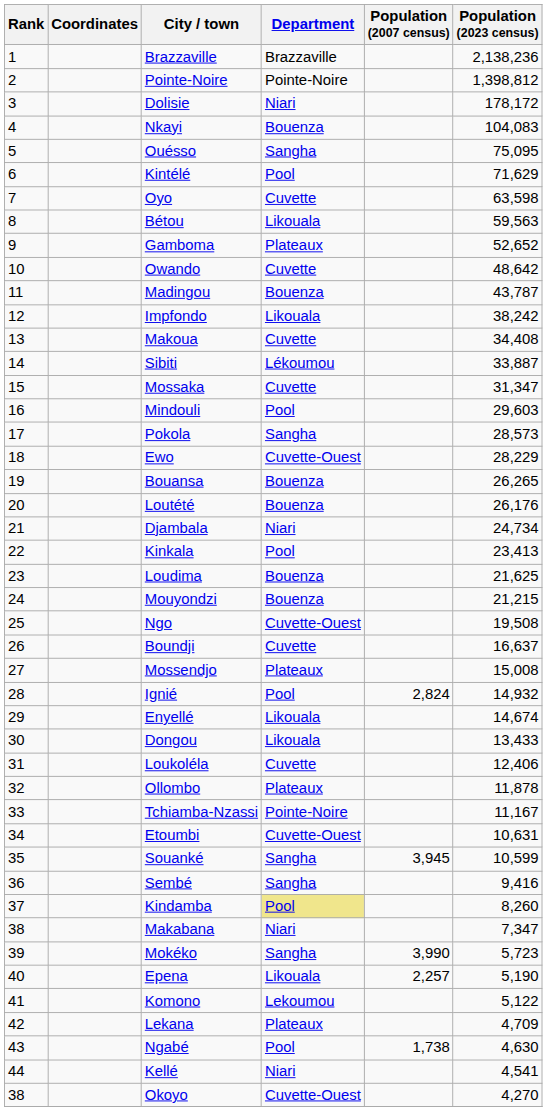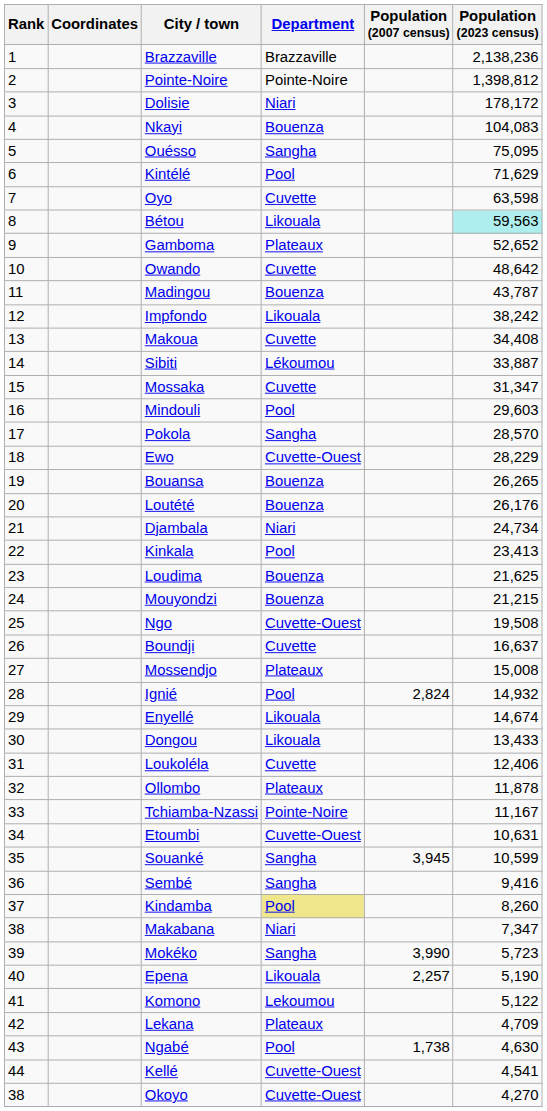(516, 221) no background -> (516, 221) paleturquoise background
(516, 434) 28,573 -> (516, 434) 28,570
(280, 1071) Niari -> (313, 1071) Cuvette-Ouest
